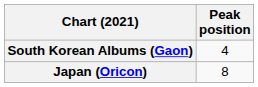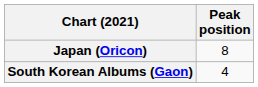rows swapped: (100, 51) <-> (100, 72)
